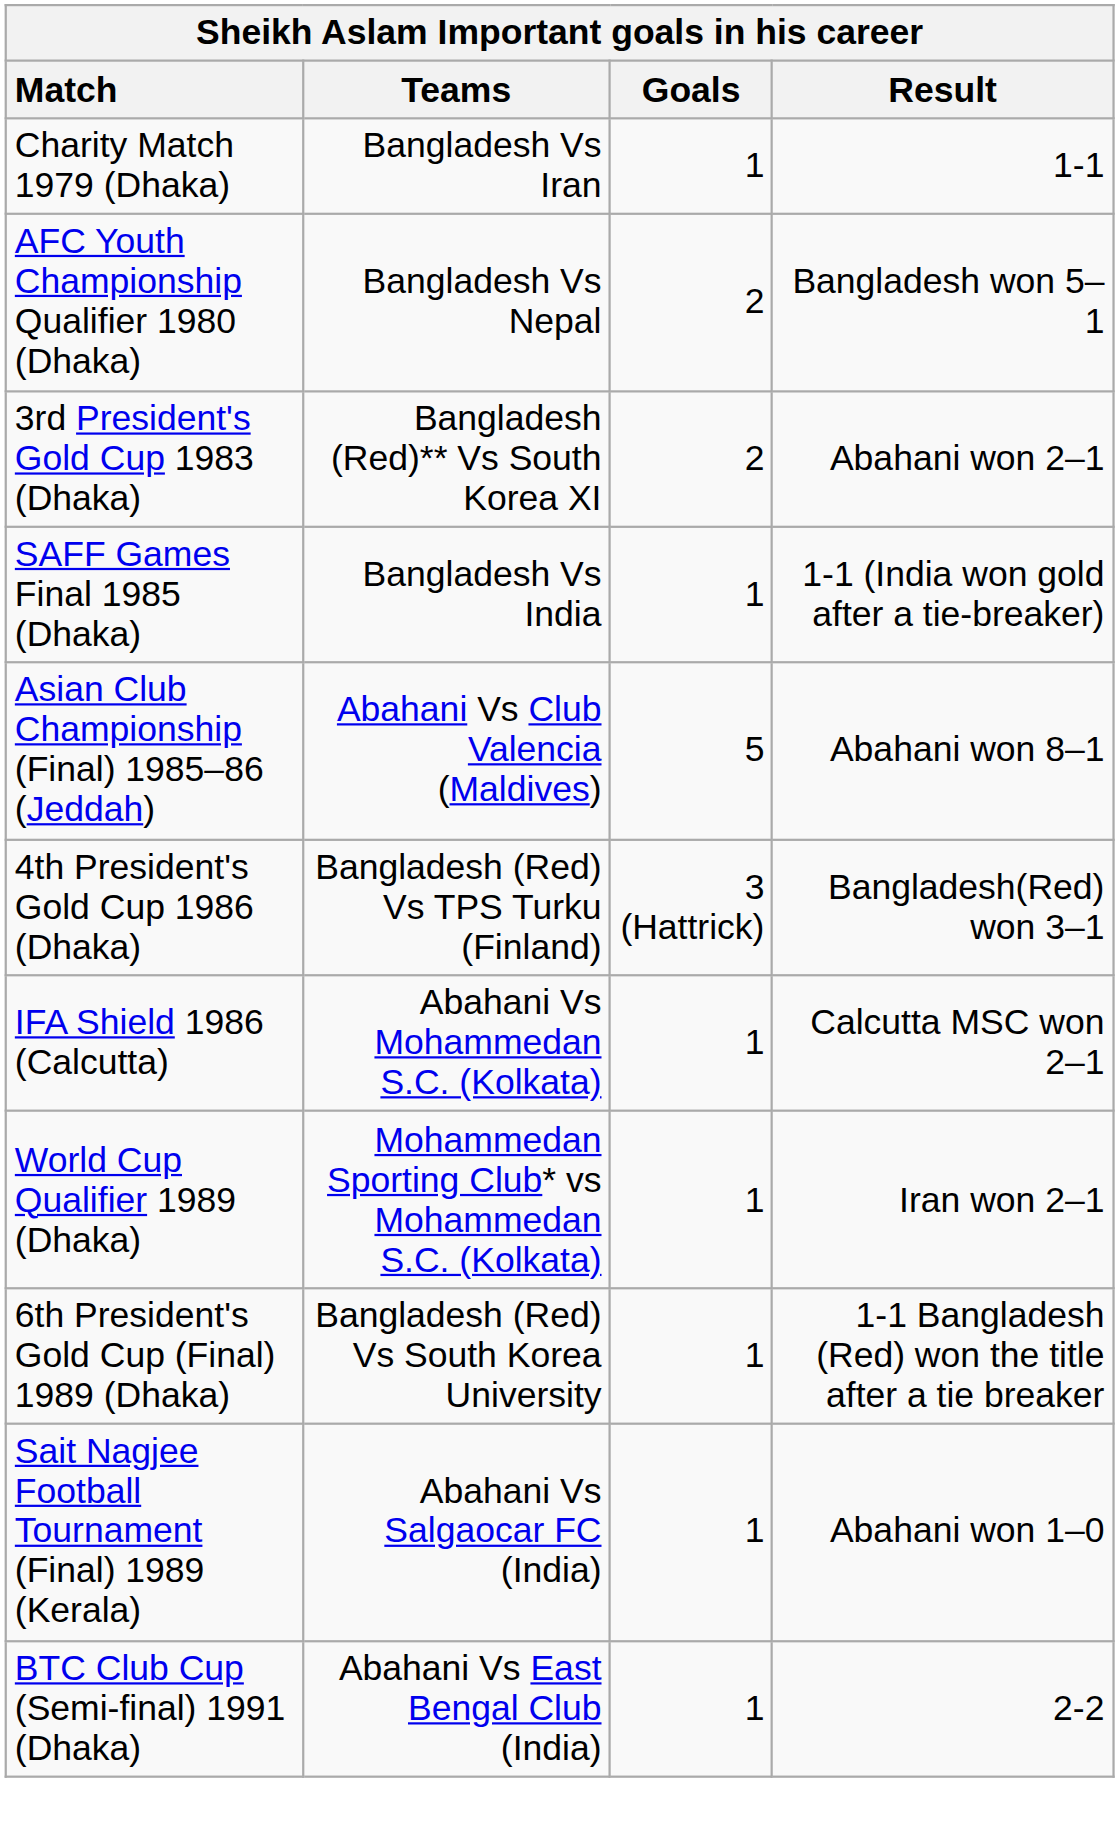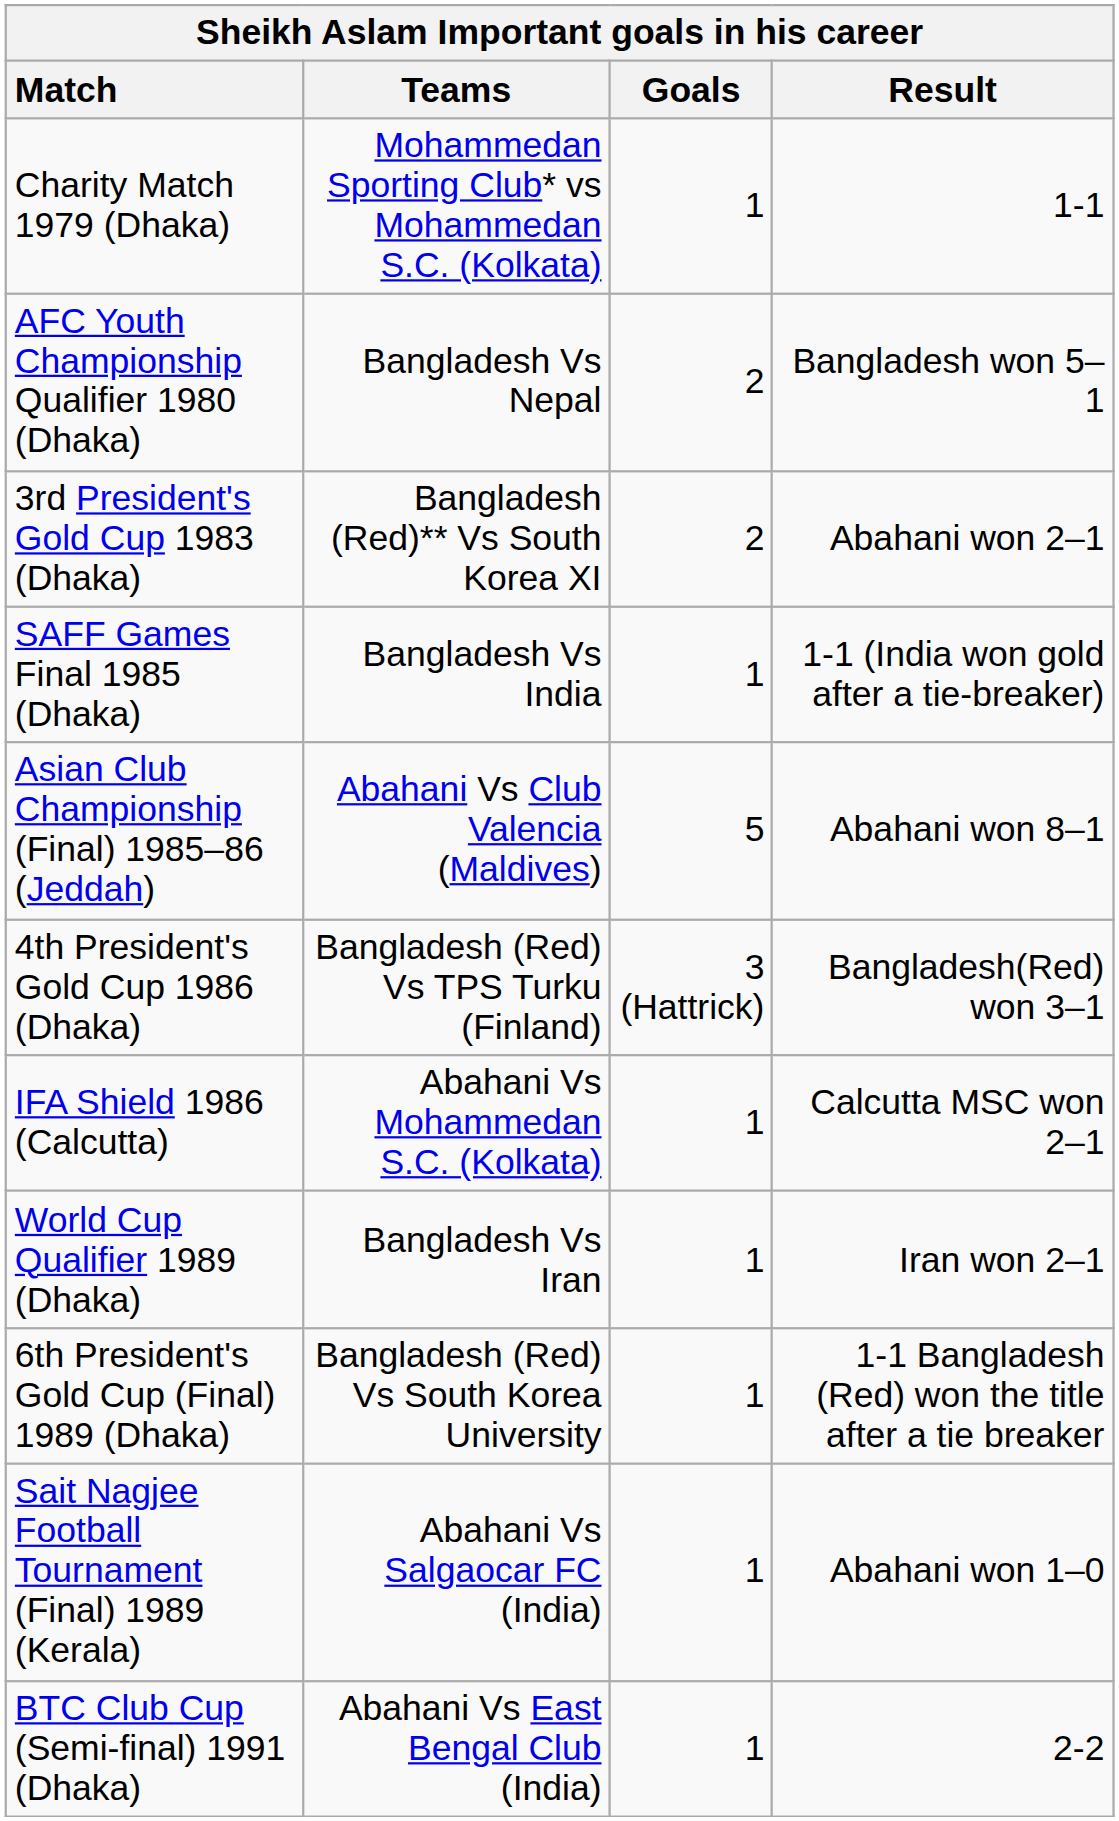(482, 165) Bangladesh Vs Iran -> (464, 205) Mohammedan Sporting Club* vs Mohammedan S.C. (Kolkata)
(464, 1198) Mohammedan Sporting Club* vs Mohammedan S.C. (Kolkata) -> (482, 1258) Bangladesh Vs Iran
